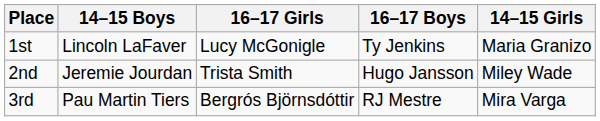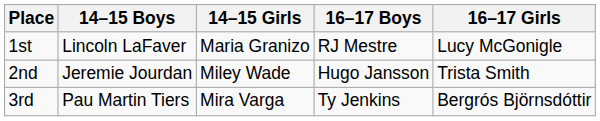columns swapped: (537, 18) <-> (277, 18)
(403, 45) Ty Jenkins -> (357, 45) RJ Mestre
(402, 101) RJ Mestre -> (359, 101) Ty Jenkins
